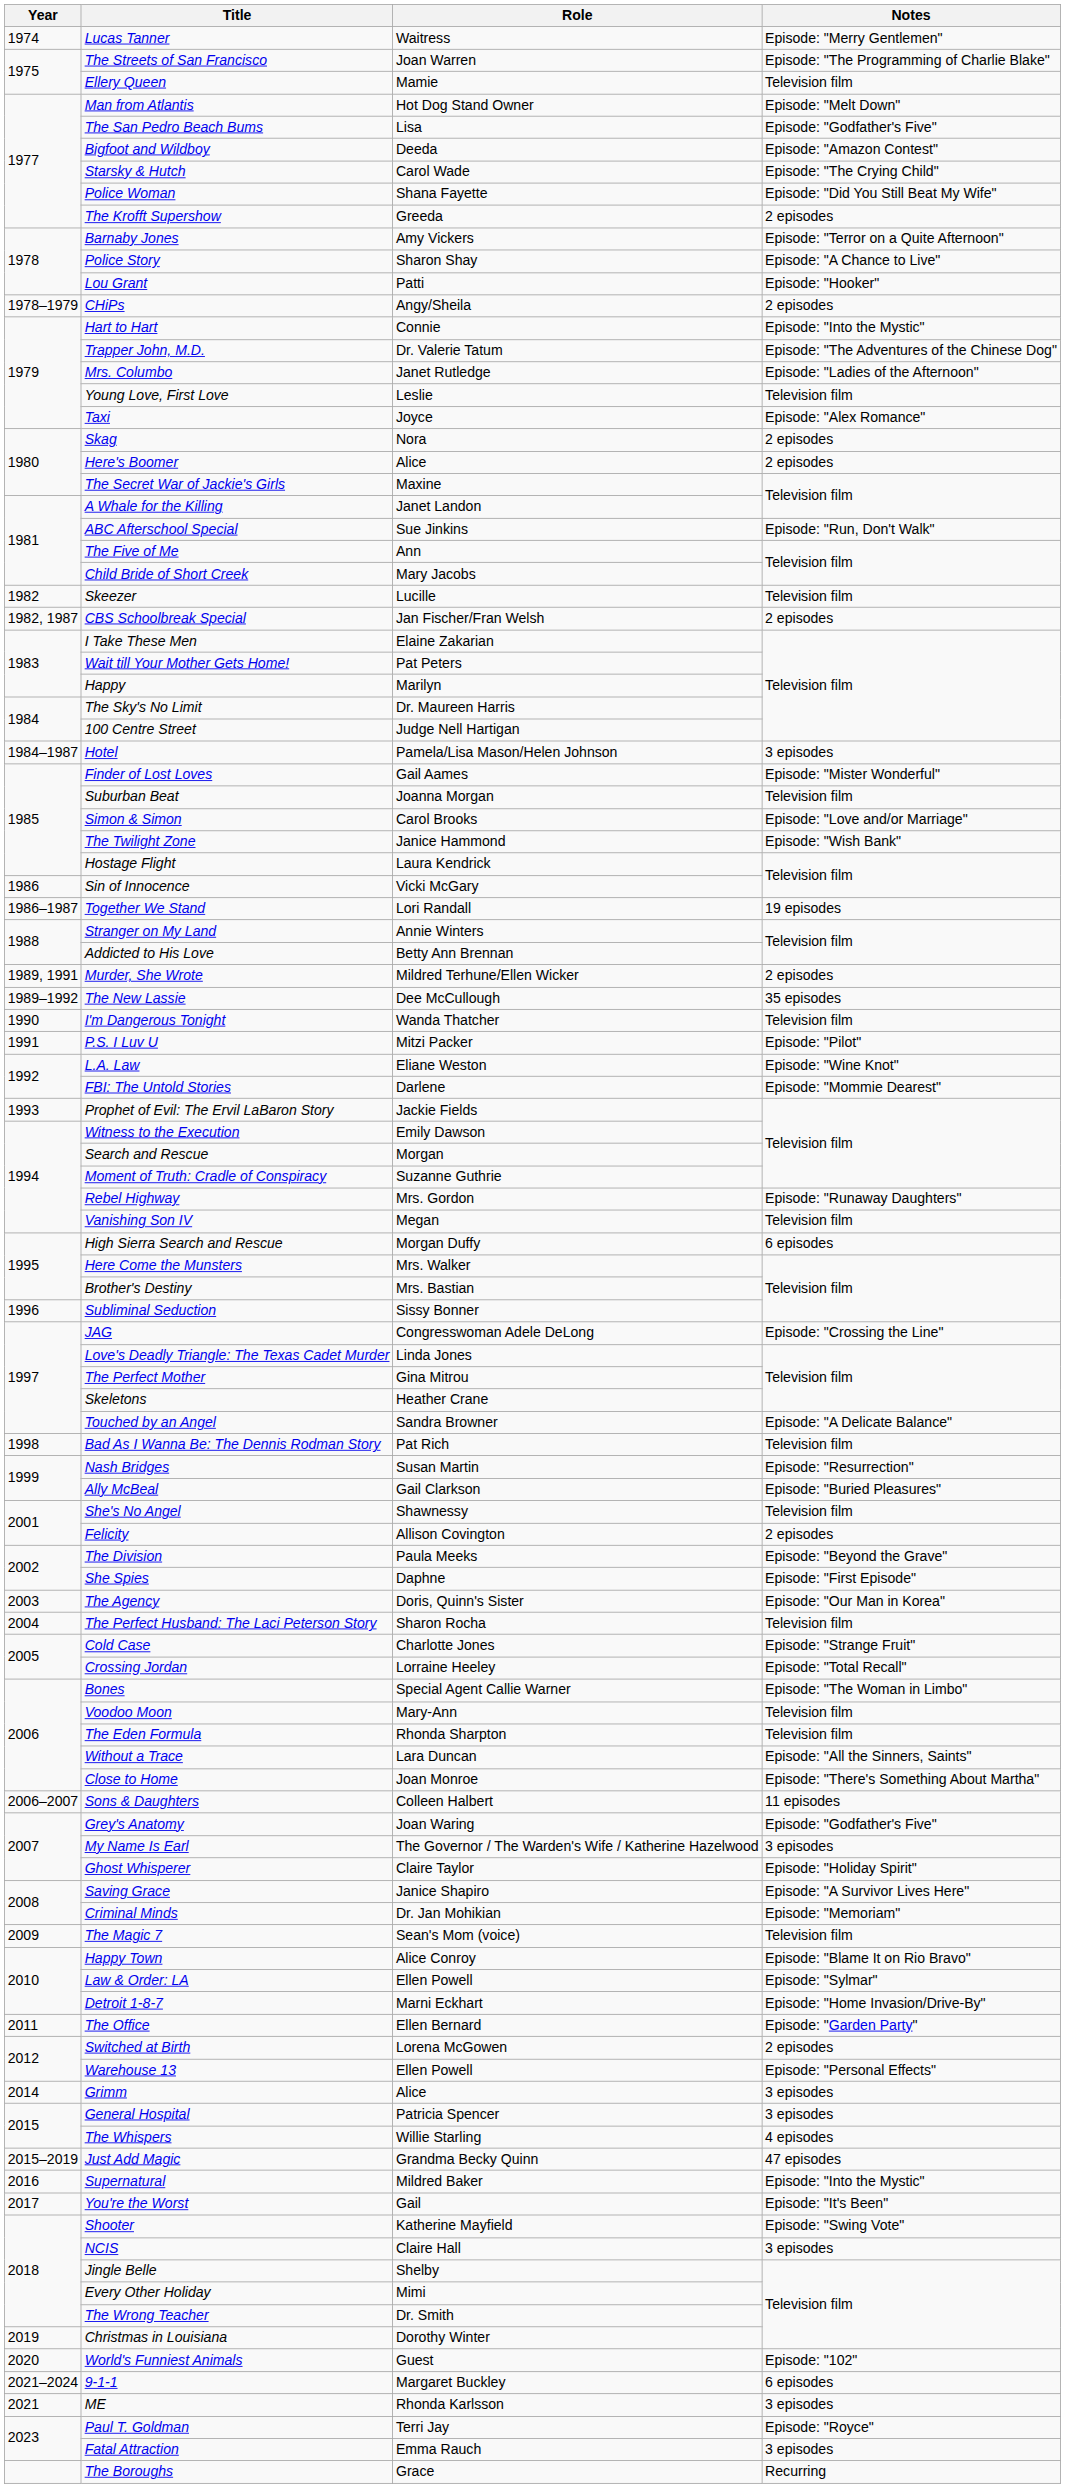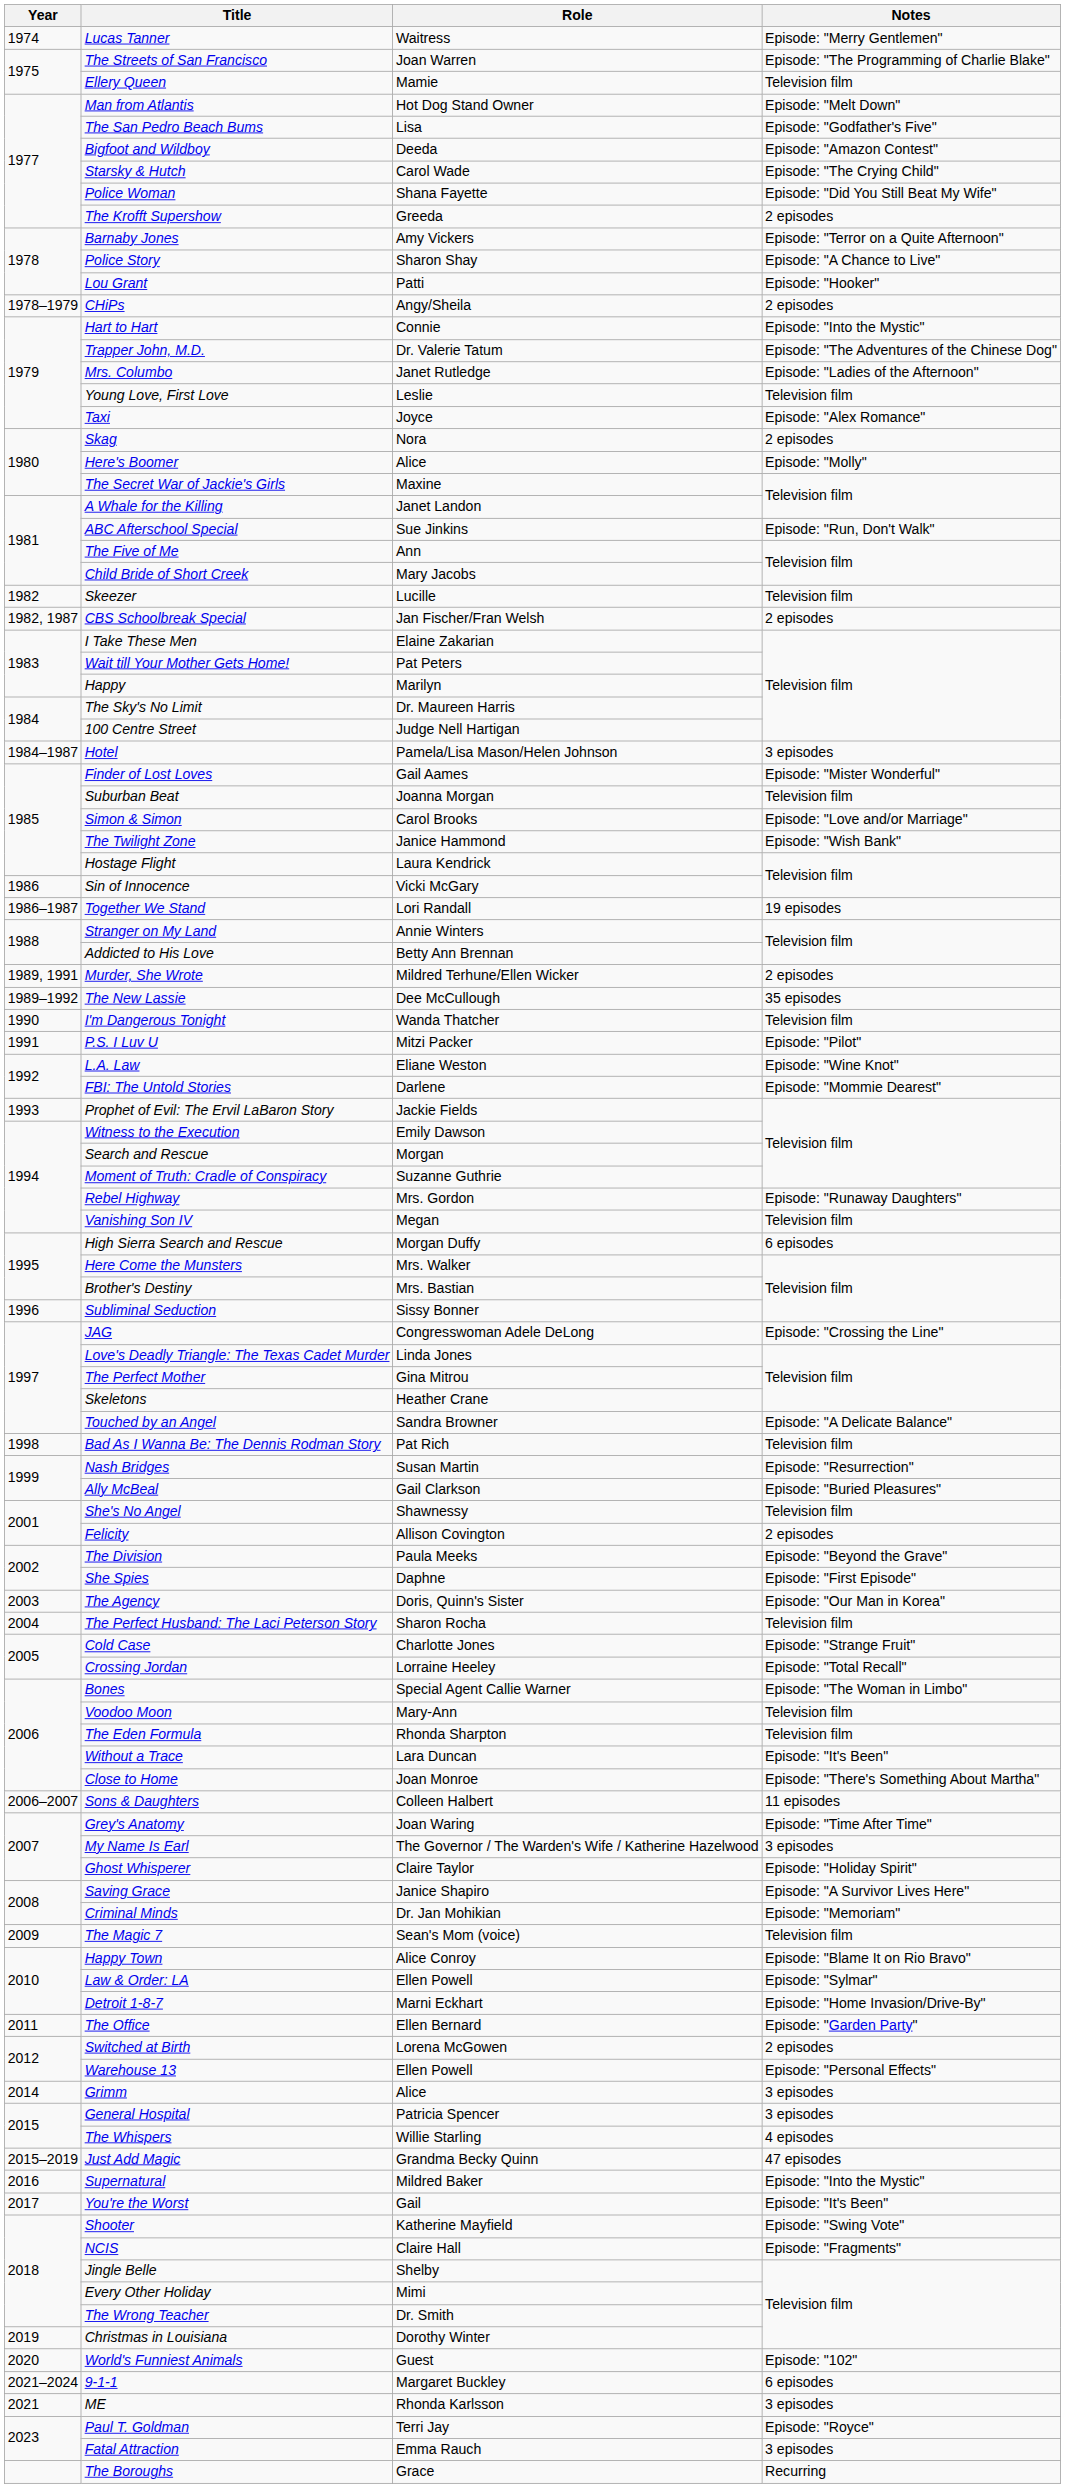(799, 462) 2 episodes -> (816, 462) Episode: "Molly"
(868, 1757) Episode: "All the Sinners, Saints" -> (827, 1757) Episode: "It's Been"
(851, 1824) Episode: "Godfather's Five" -> (848, 1824) Episode: "Time After Time"
(799, 2248) 3 episodes -> (833, 2248) Episode: "Fragments"
